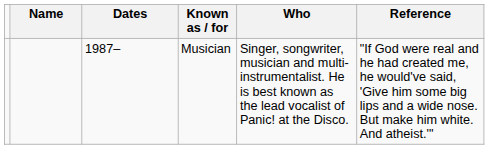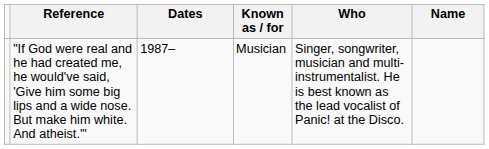columns swapped: (46, 14) <-> (420, 14)
